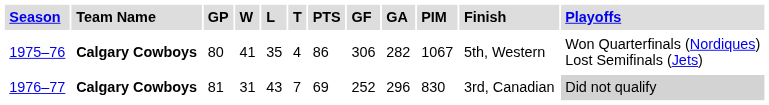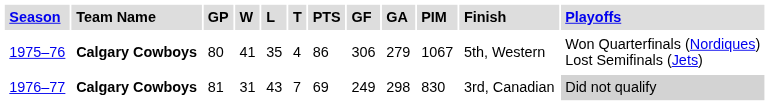(398, 52) 282 -> (398, 52) 279
(363, 87) 252 -> (363, 87) 249
(398, 87) 296 -> (398, 87) 298
